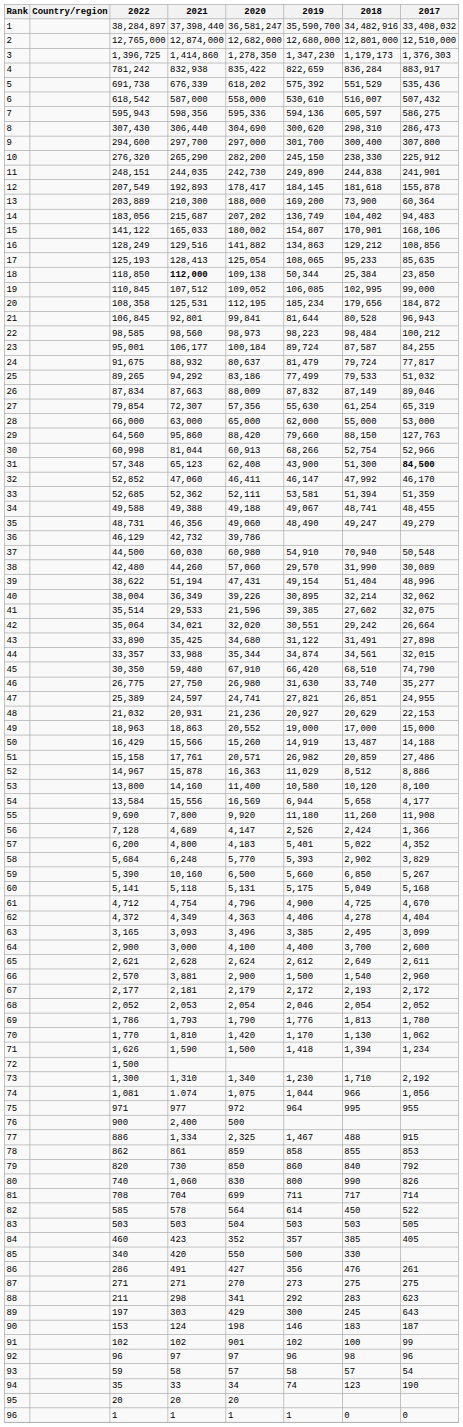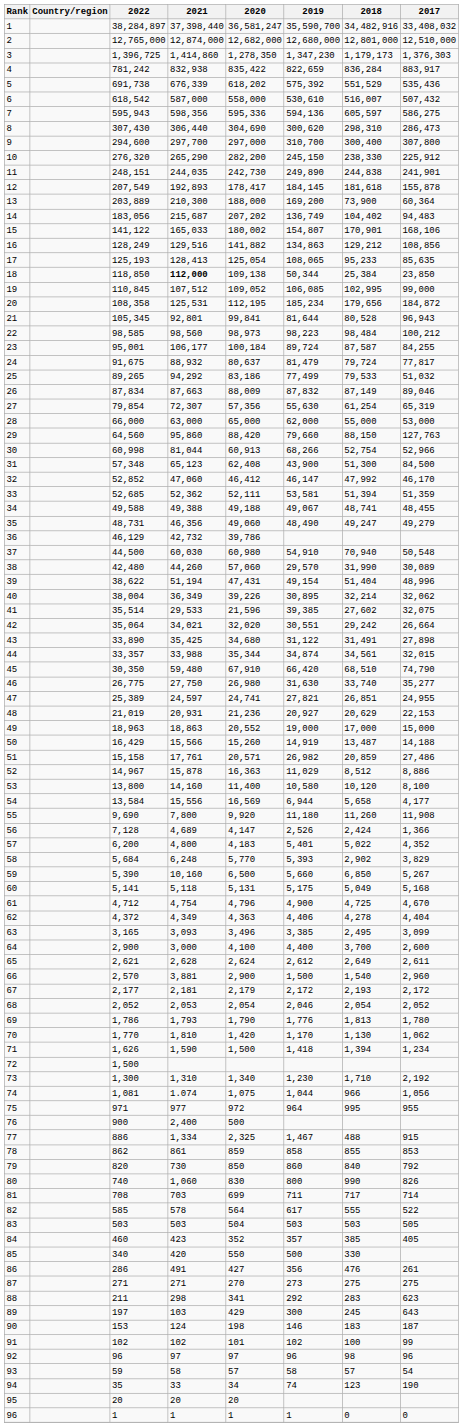(305, 143) 301,700 -> (305, 143) 310,700
(131, 319) 106,845 -> (131, 319) 105,345
(419, 465) bold -> (419, 465) normal
(244, 479) 46,411 -> (244, 479) 46,412
(128, 713) 21,032 -> (128, 713) 21,019
(178, 1196) 704 -> (178, 1196) 703
(294, 1210) 614 -> (294, 1210) 617
(352, 1210) 450 -> (352, 1210) 555
(178, 1313) 303 -> (178, 1313) 103
(236, 1342) 901 -> (236, 1342) 101
